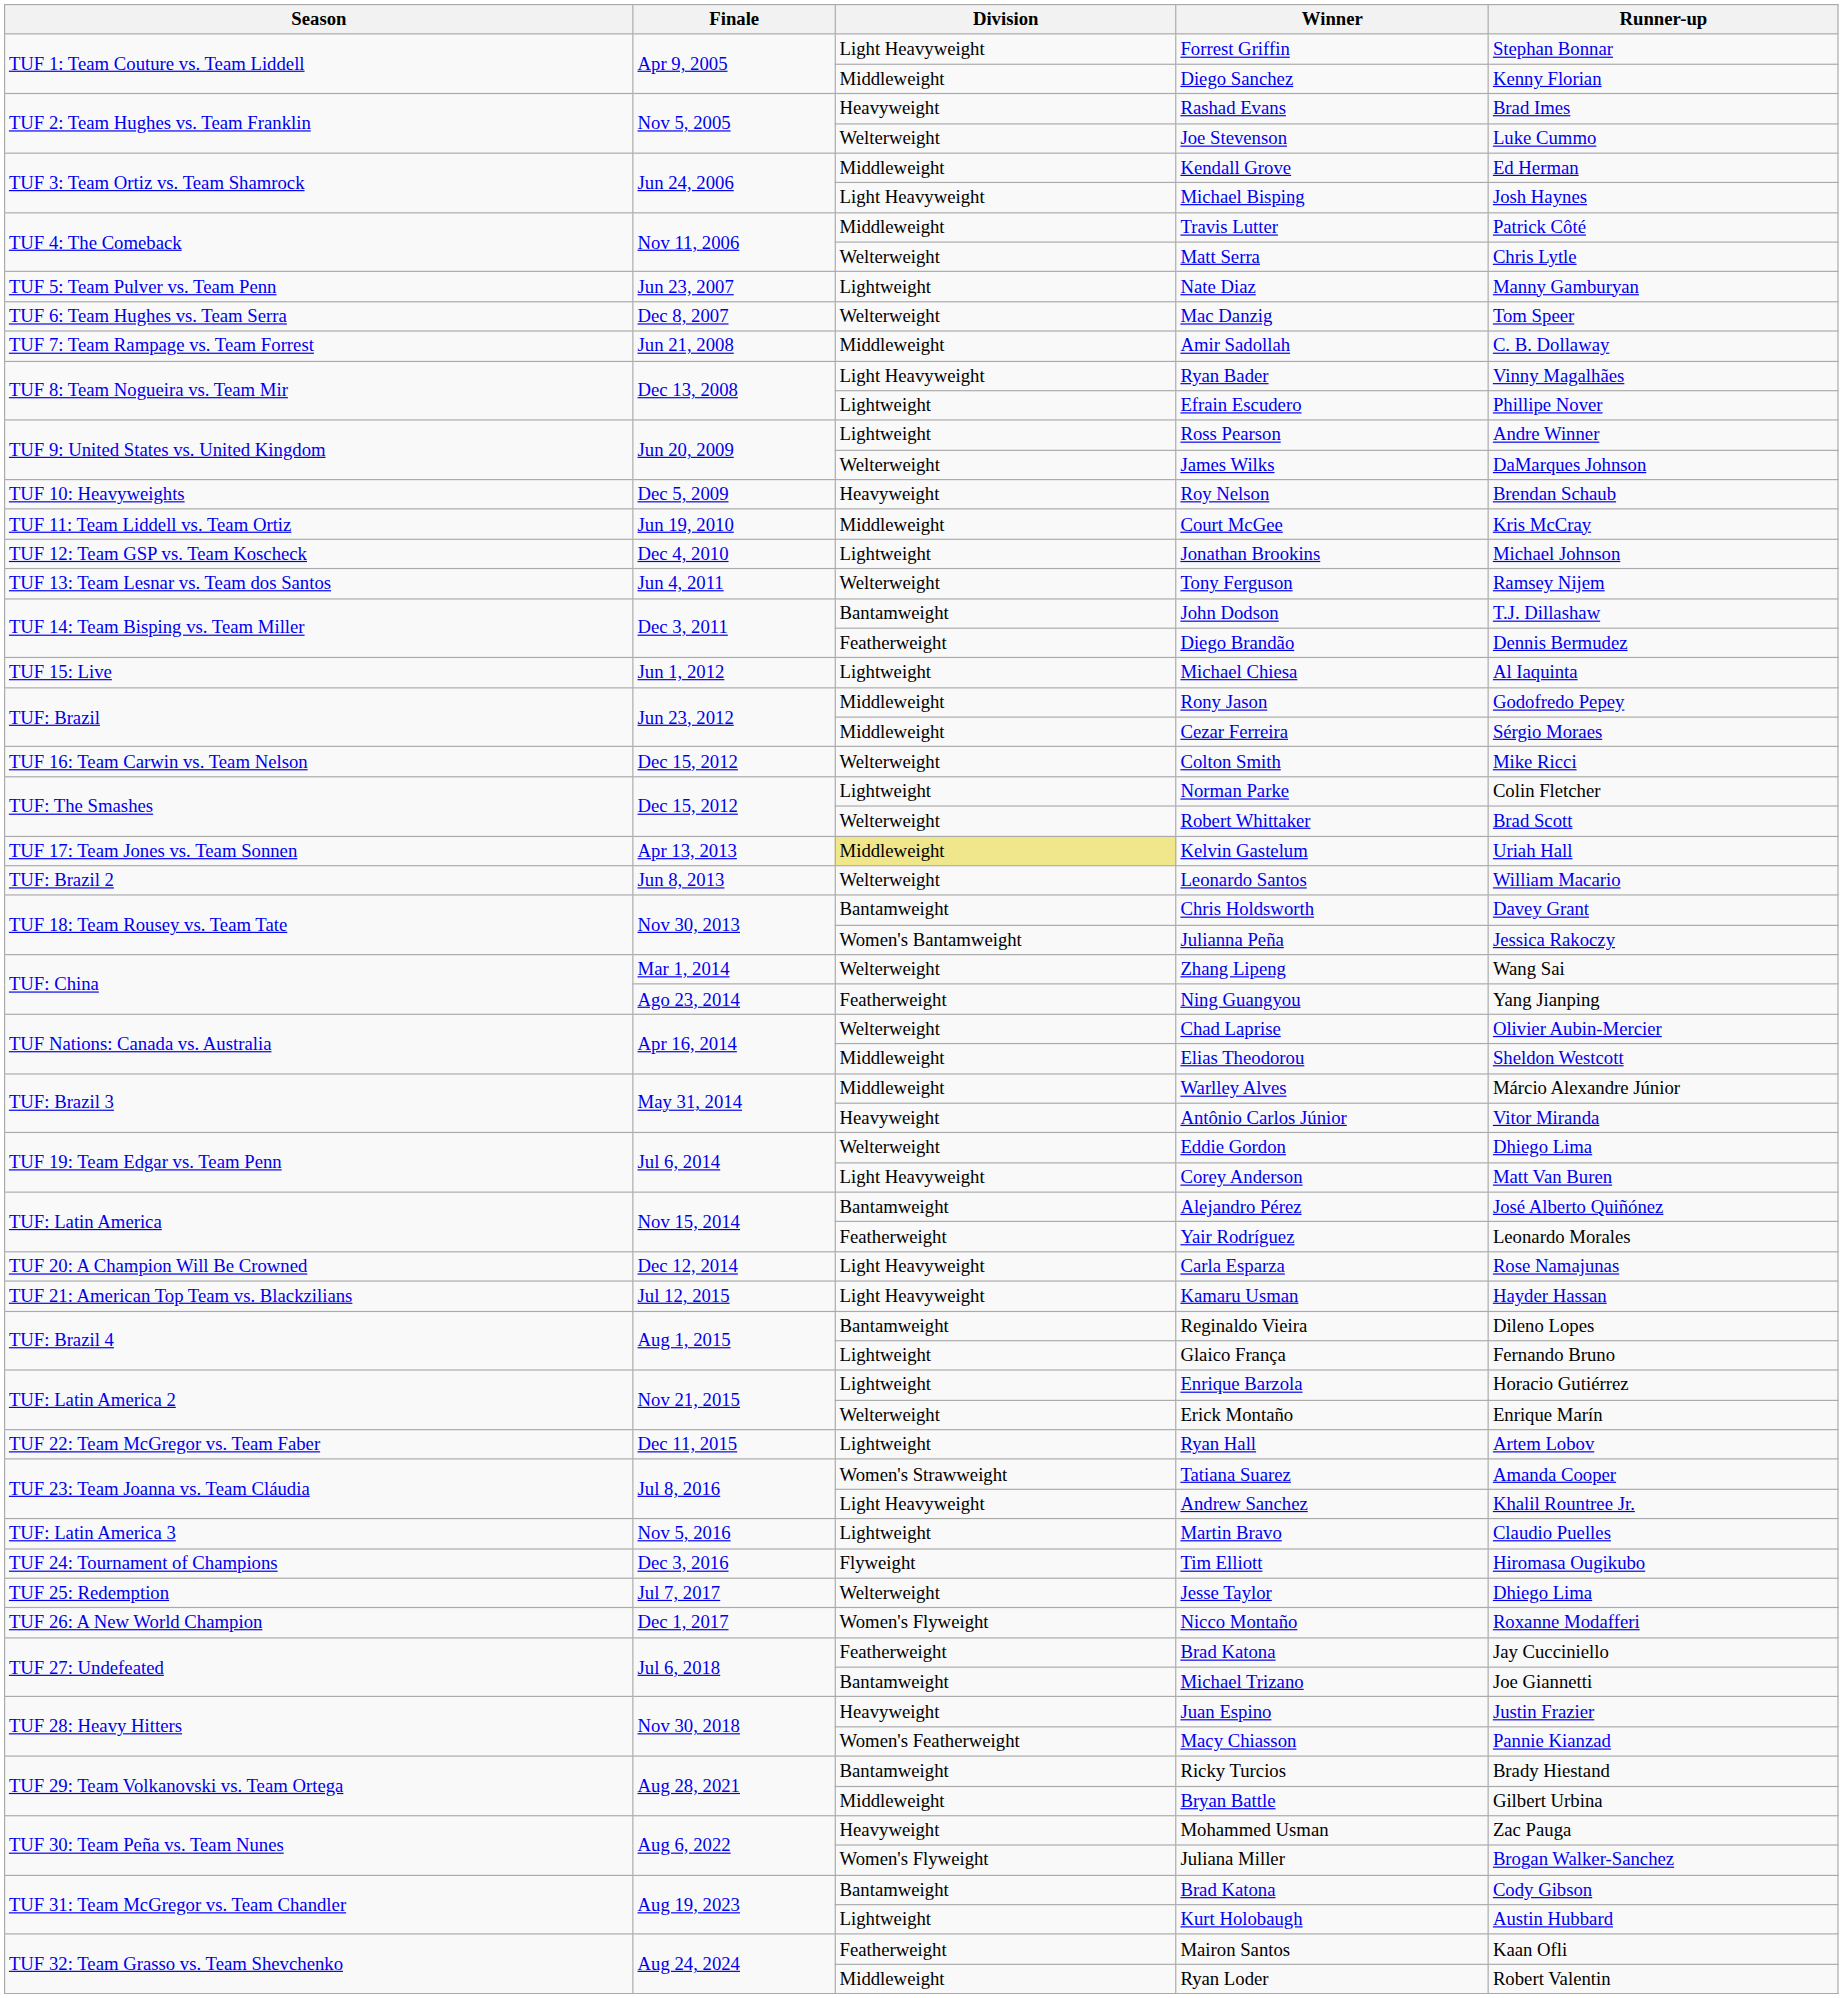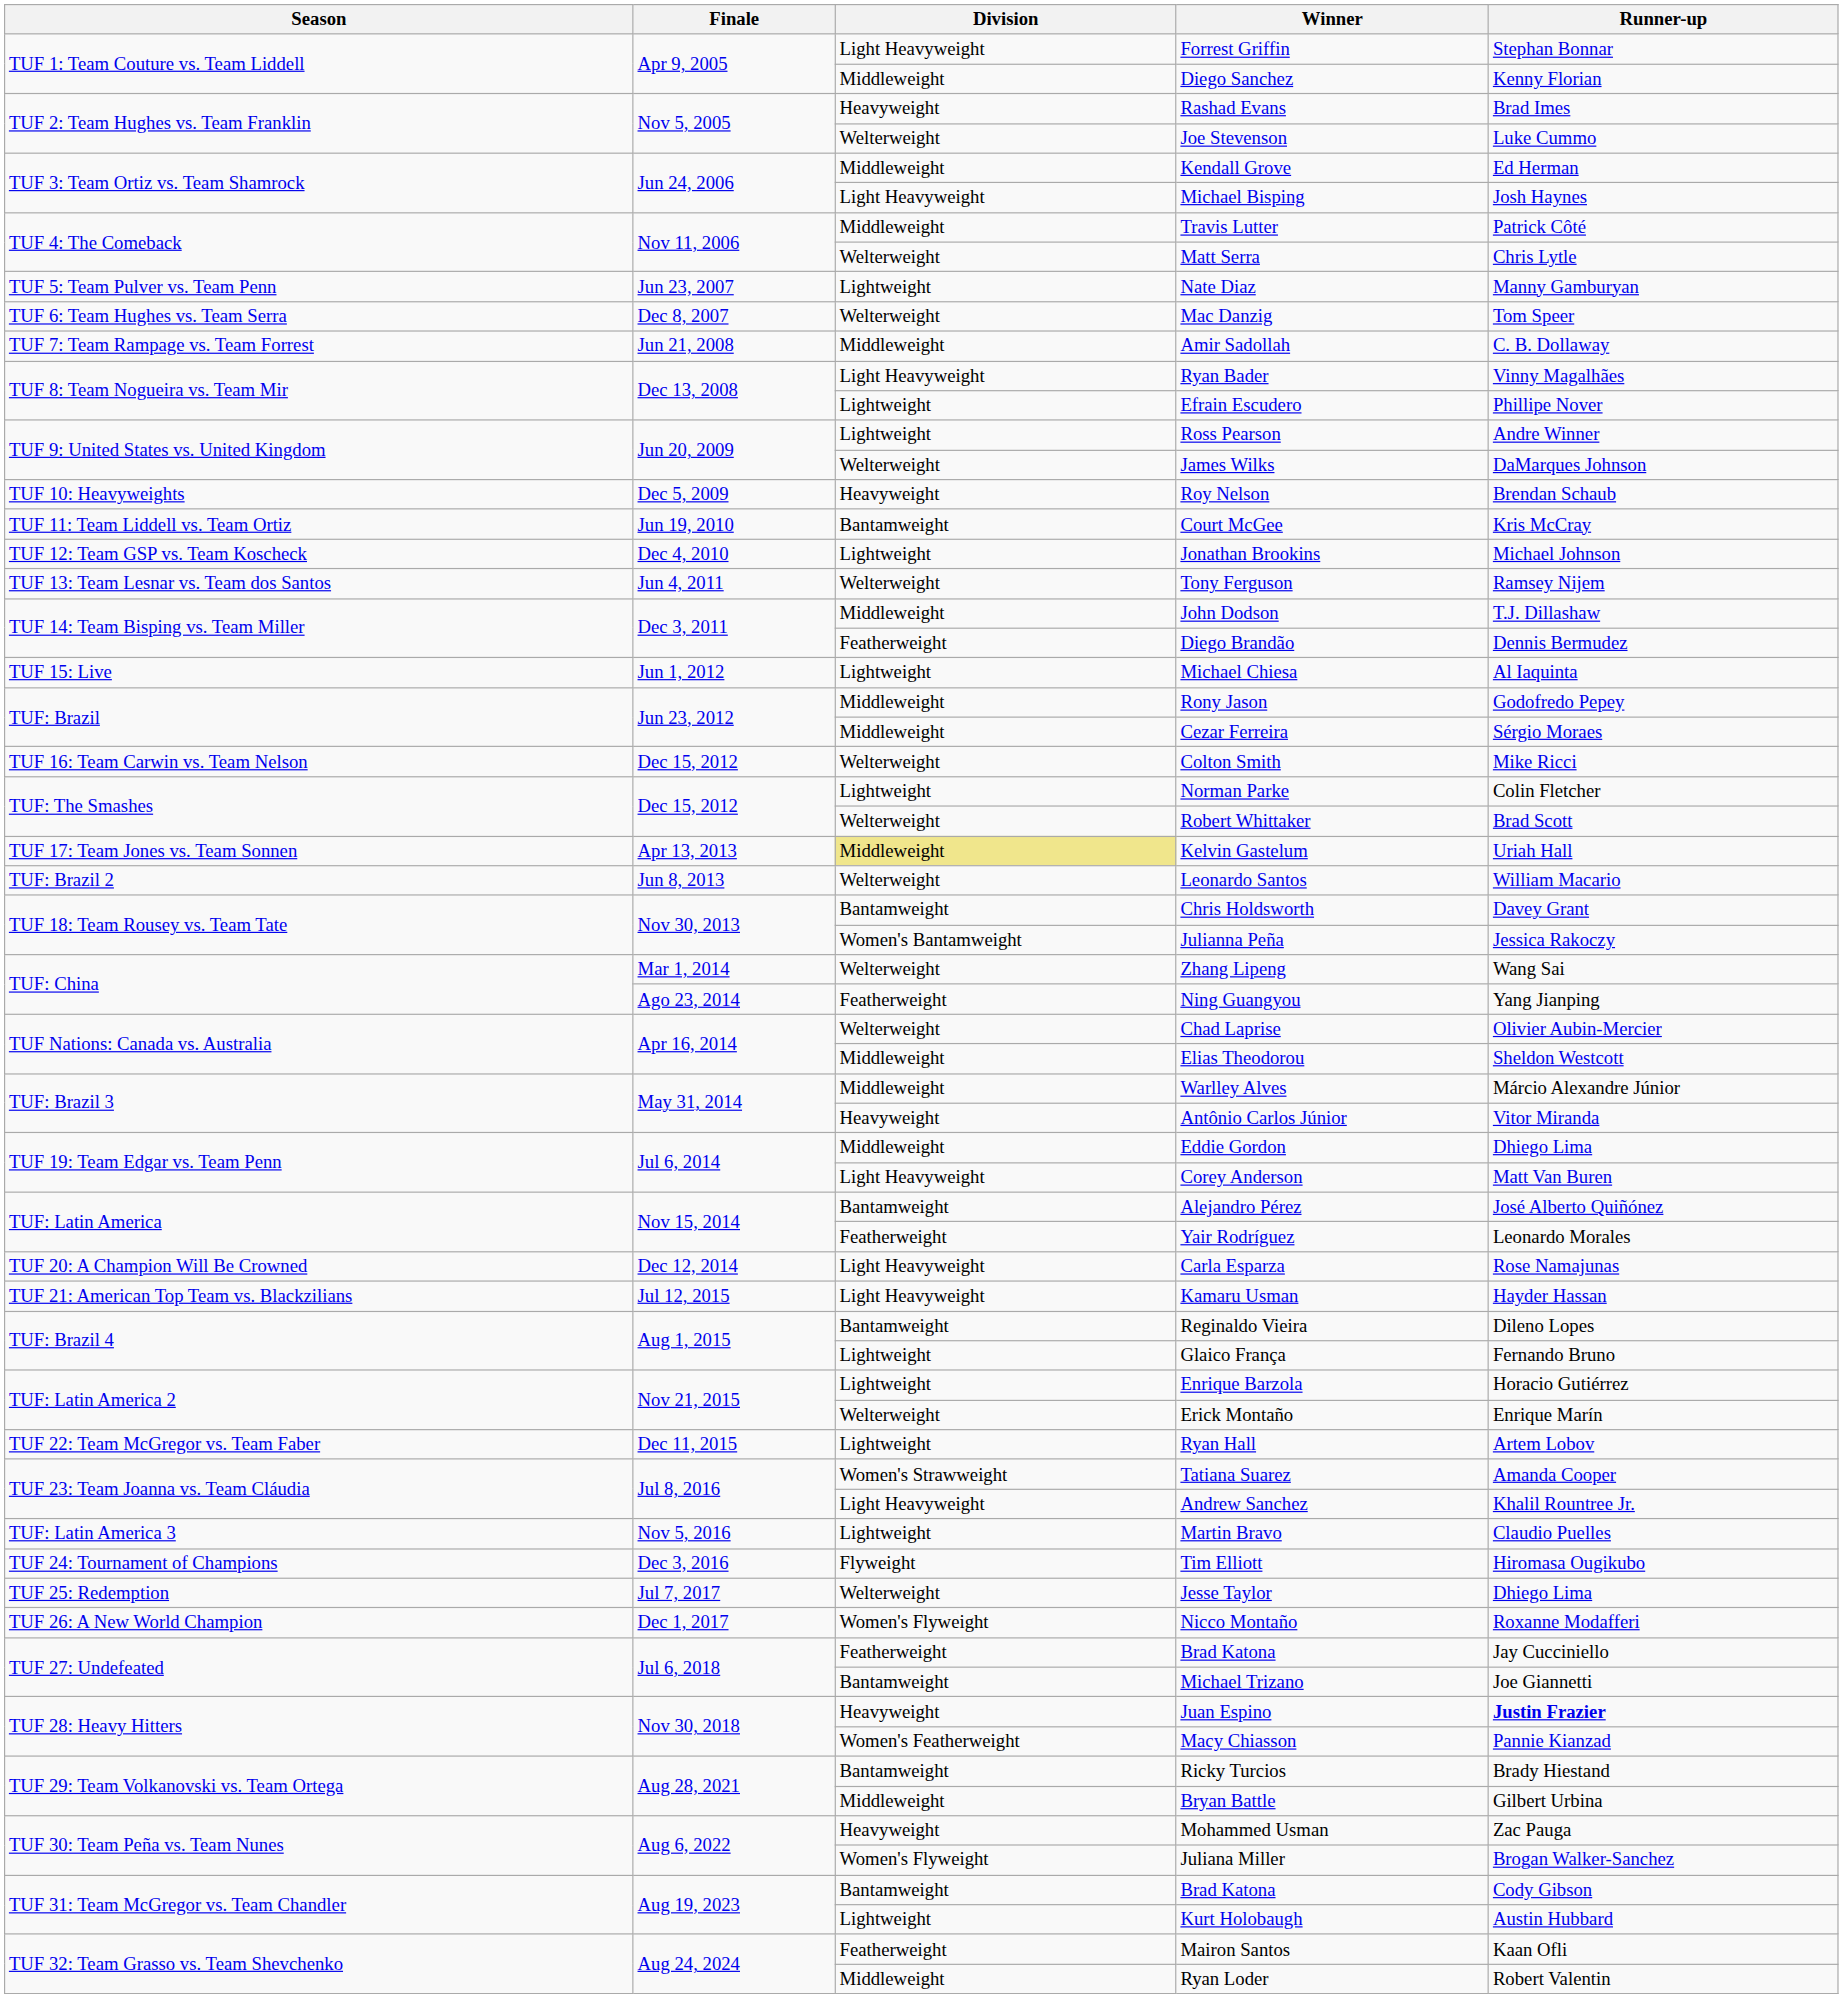(892, 524) Middleweight -> (894, 524) Bantamweight
(894, 613) Bantamweight -> (892, 613) Middleweight
(890, 1147) Welterweight -> (892, 1147) Middleweight
(1544, 1711) normal -> (1549, 1711) bold
